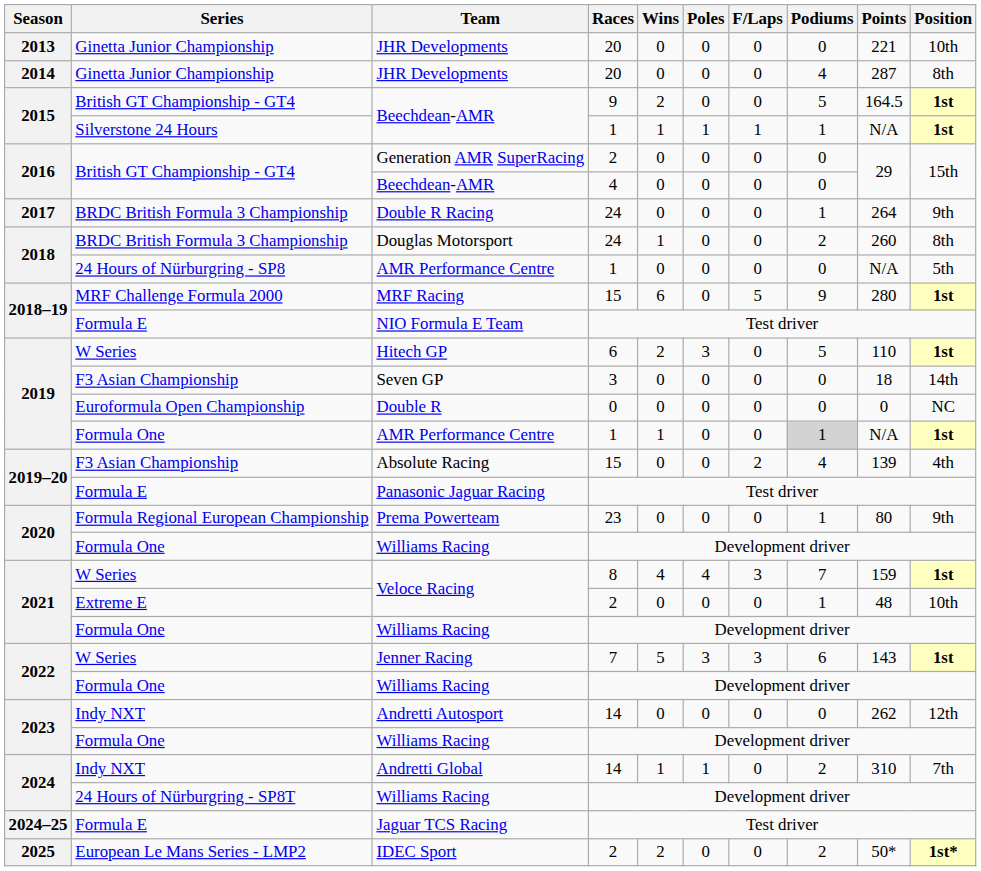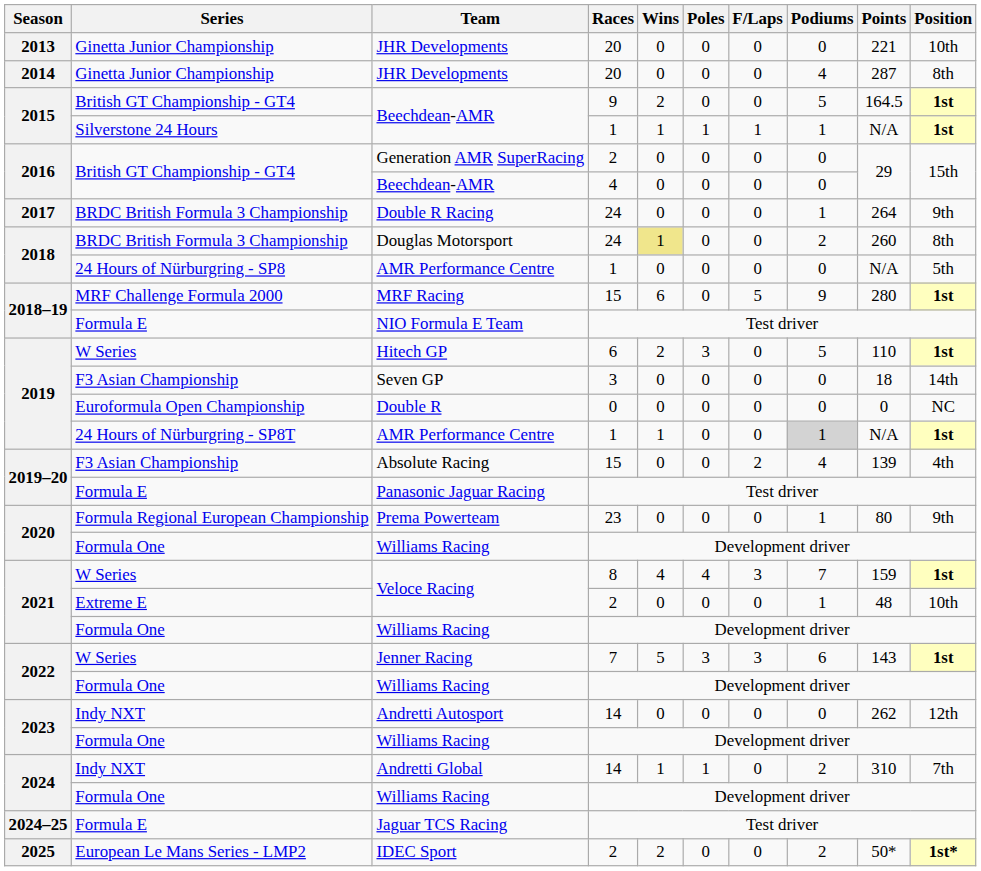(661, 241) no background -> (661, 241) khaki background
(120, 435) Formula One -> (185, 435) 24 Hours of Nürburgring - SP8T
(185, 796) 24 Hours of Nürburgring - SP8T -> (120, 796) Formula One
